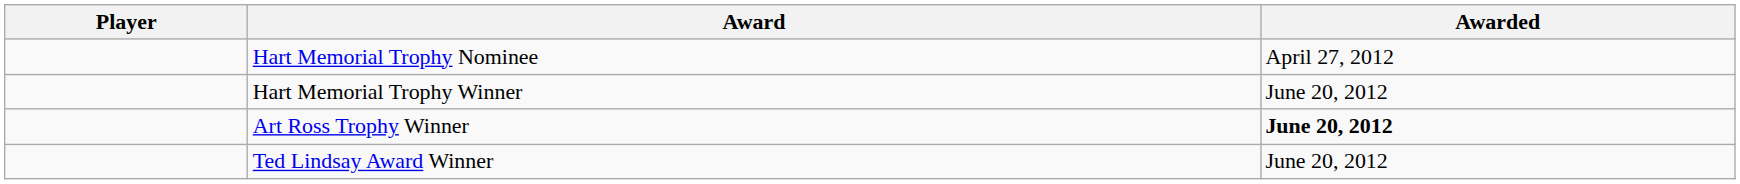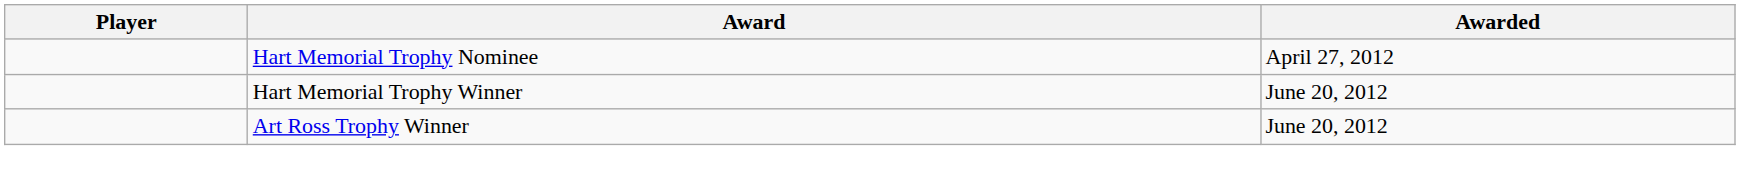(1329, 126) bold -> (1327, 126) normal
- row: (373, 160)
